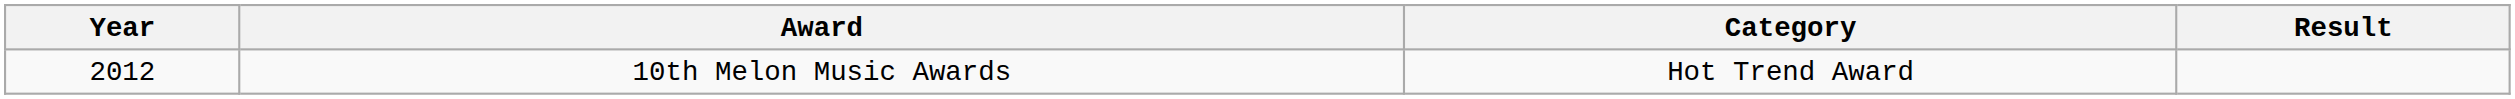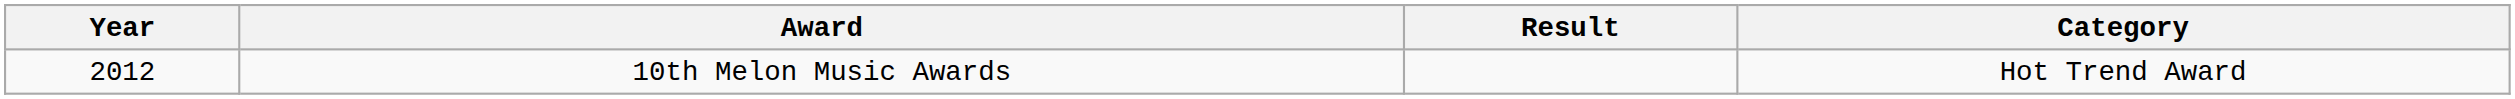columns swapped: (1791, 27) <-> (2343, 27)
